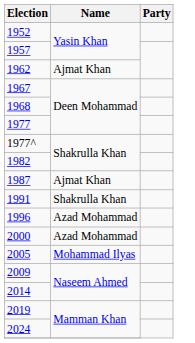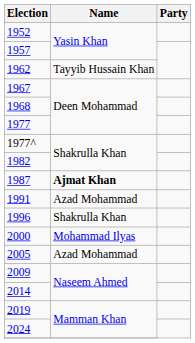(82, 69) Ajmat Khan -> (104, 69) Tayyib Hussain Khan
(82, 180) normal -> (85, 180) bold
(90, 198) Shakrulla Khan -> (95, 198) Azad Mohammad
(95, 217) Azad Mohammad -> (90, 217) Shakrulla Khan
(95, 236) Azad Mohammad -> (94, 236) Mohammad Ilyas
(94, 254) Mohammad Ilyas -> (95, 254) Azad Mohammad
